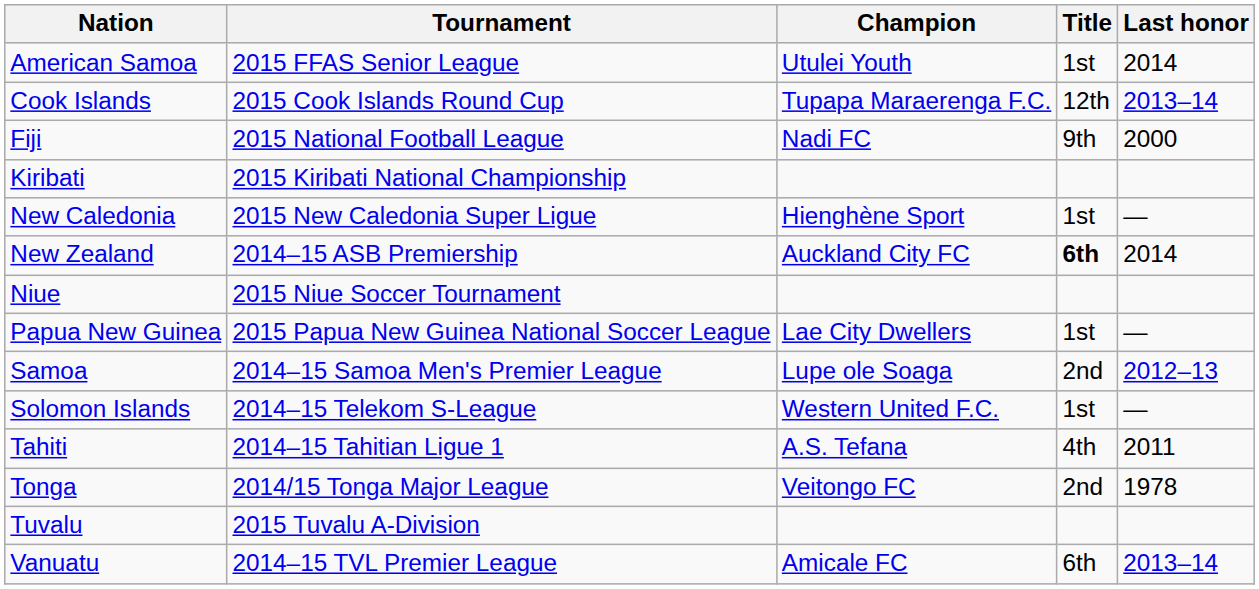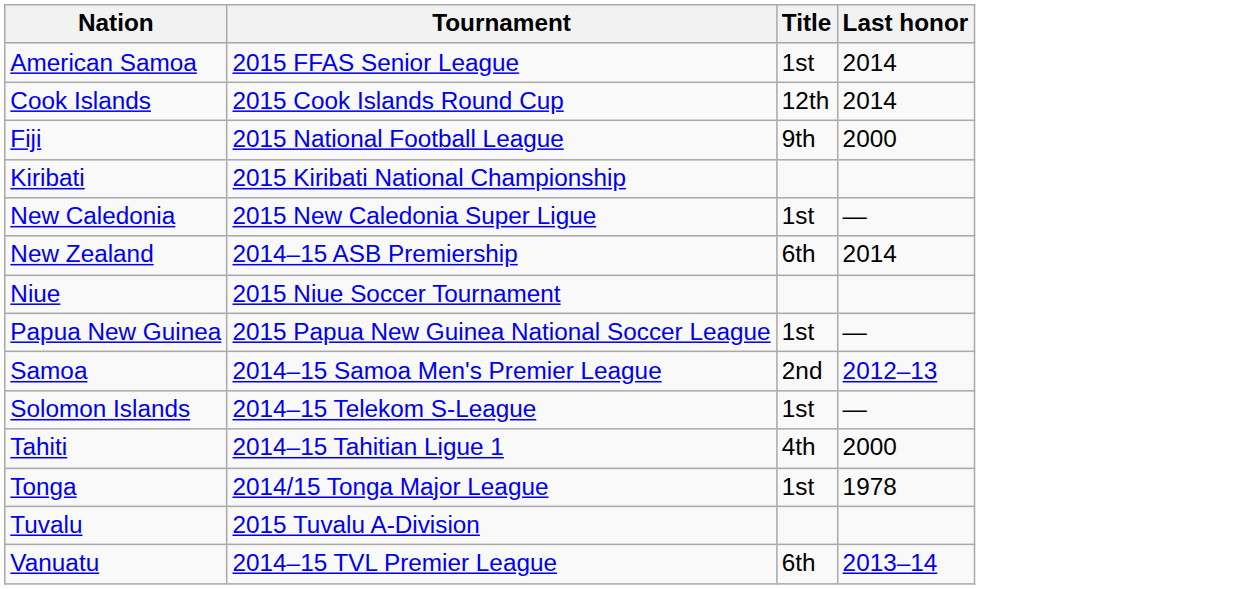- column: (917, 23)
(1171, 100) 2013–14 -> (870, 100) 2014
(1081, 255) bold -> (799, 255) normal
(1149, 448) 2011 -> (870, 448) 2000
(1083, 486) 2nd -> (798, 486) 1st
